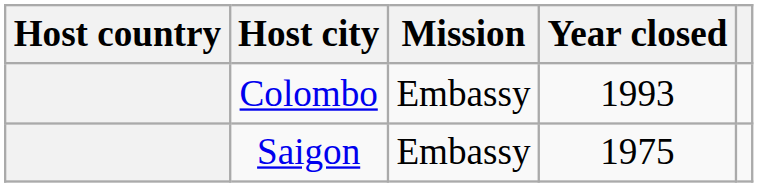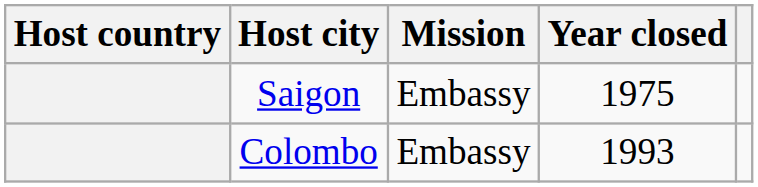rows swapped: (309, 151) <-> (309, 92)
